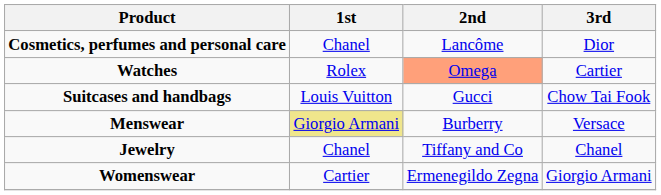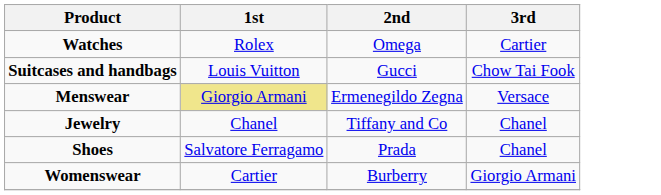- row: (147, 44)
(473, 70) lightsalmon background -> (397, 44) no background
(473, 123) Burberry -> (397, 96) Ermenegildo Zegna
+ row: (93, 149)
(473, 176) Ermenegildo Zegna -> (397, 176) Burberry
